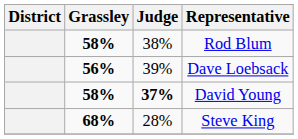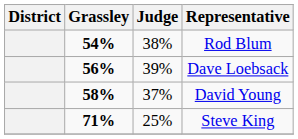(99, 43) 58% -> (99, 43) 54%
(157, 95) bold -> (157, 95) normal
(99, 120) 68% -> (99, 120) 71%
(157, 120) 28% -> (157, 120) 25%
